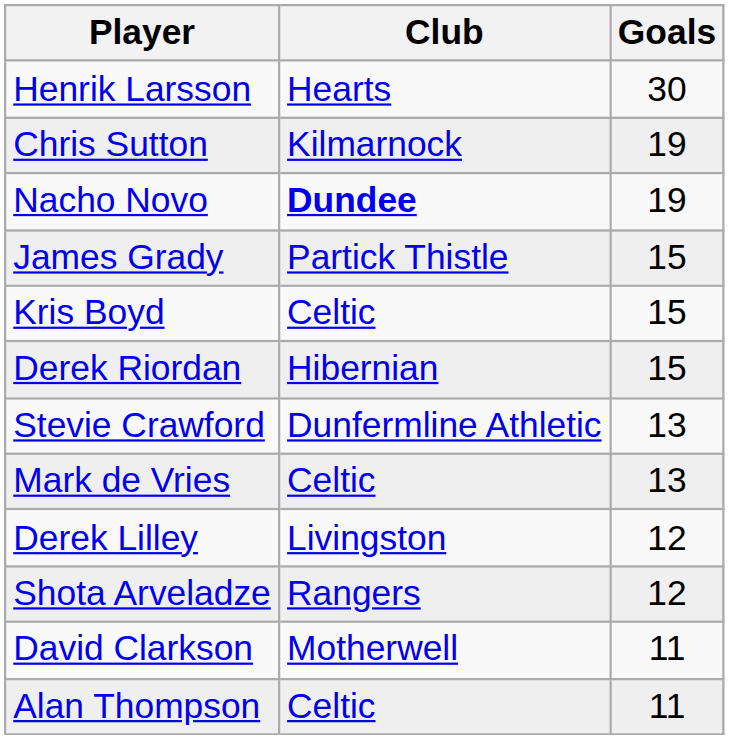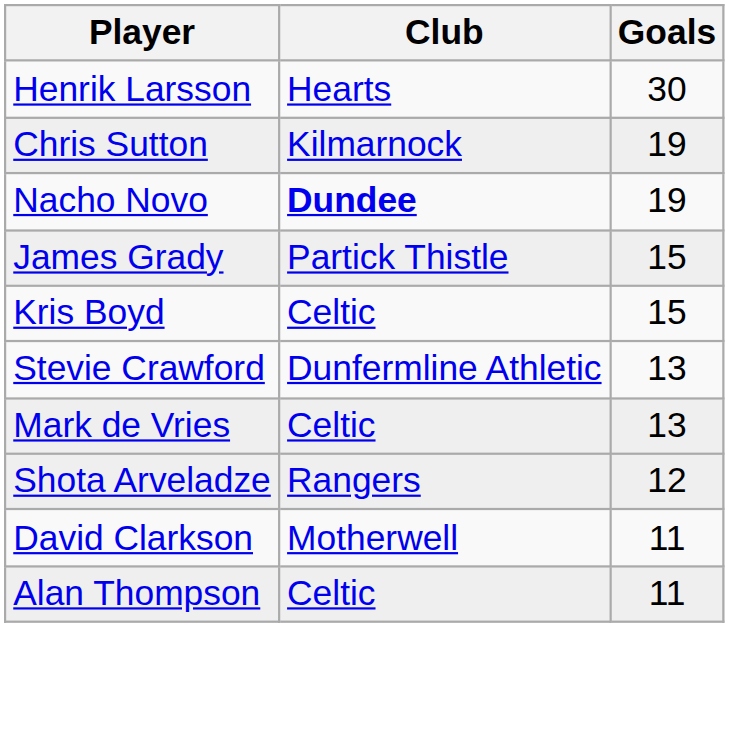- row: (127, 369)
- row: (106, 537)
